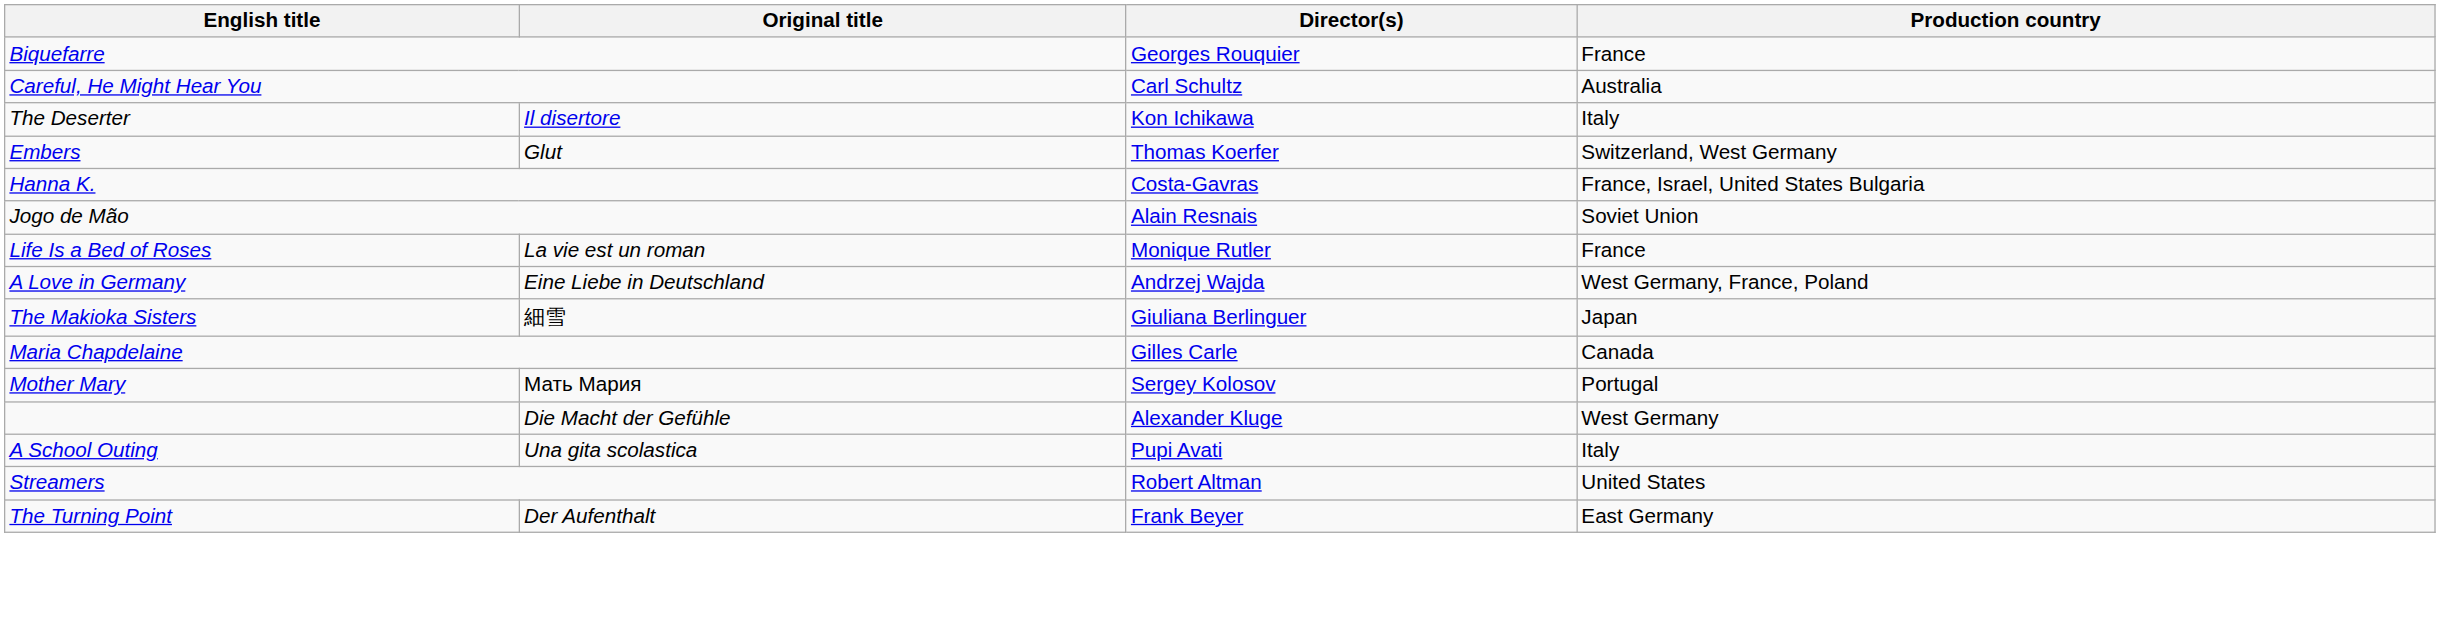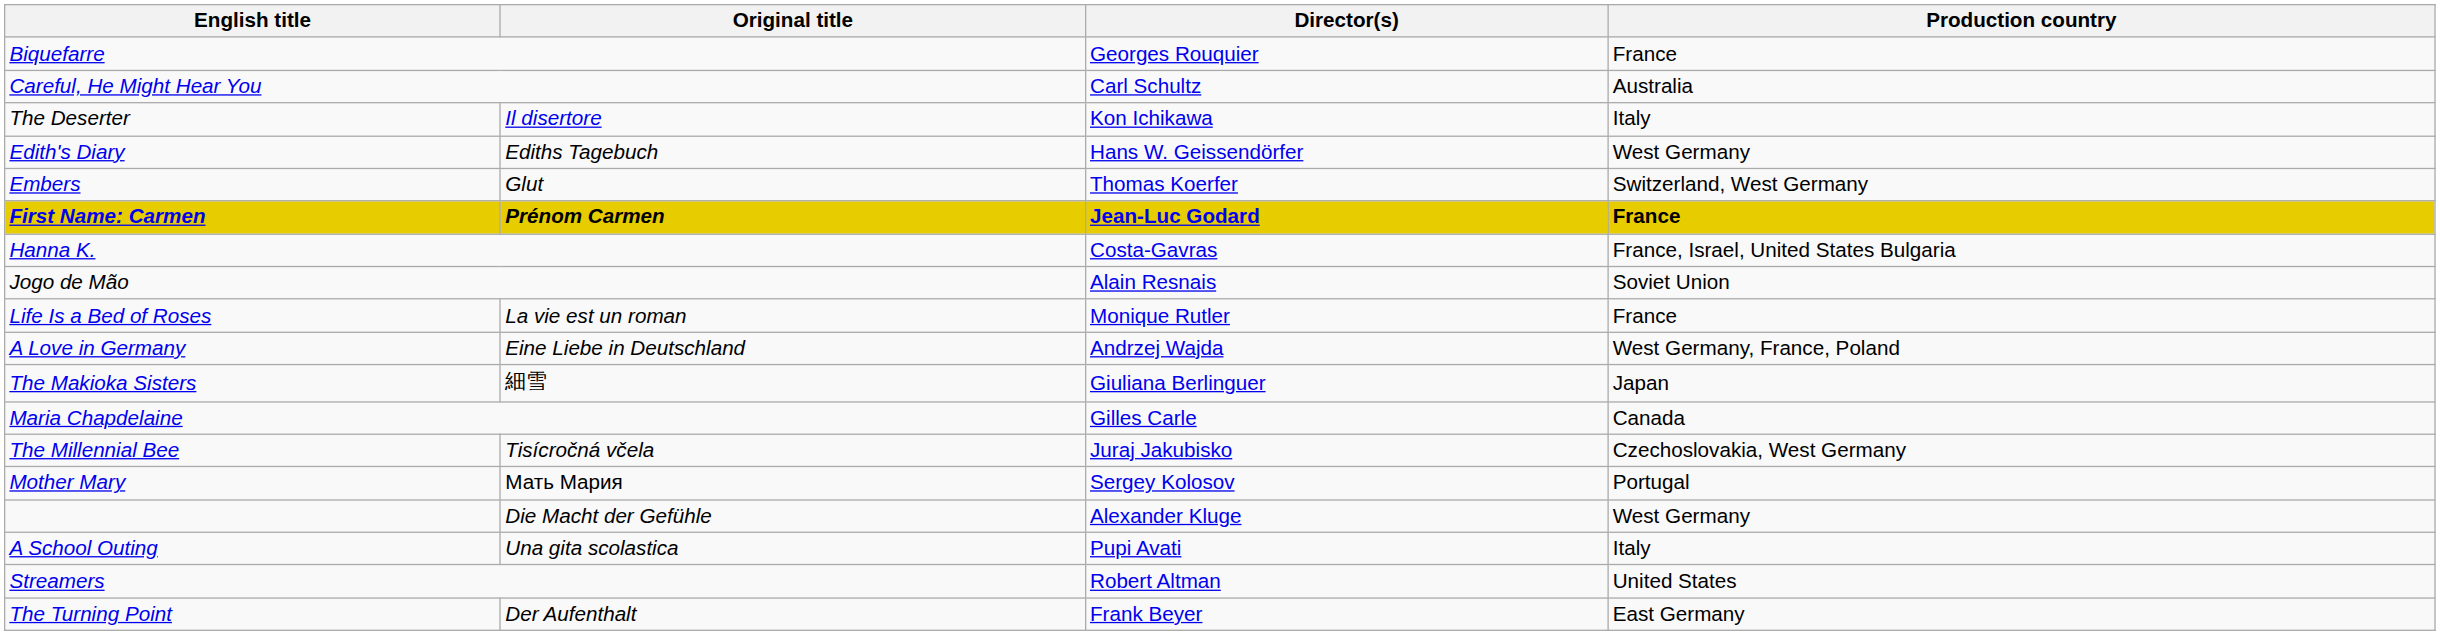+ row: (67, 151)
+ row: (107, 217)
+ row: (94, 450)
